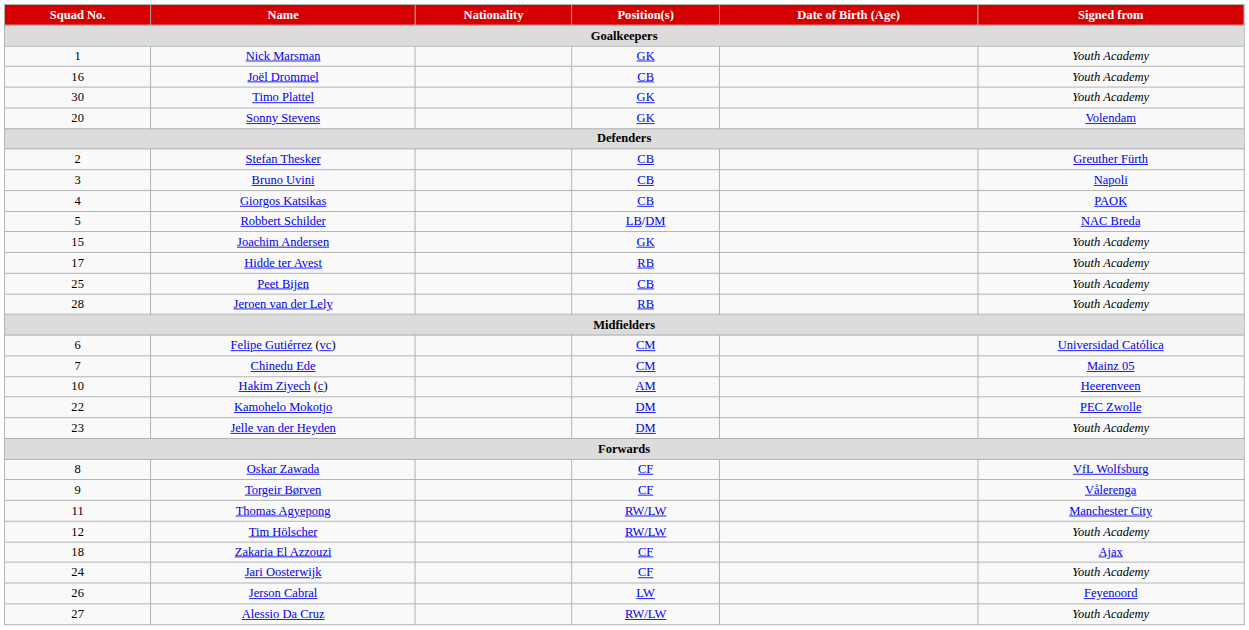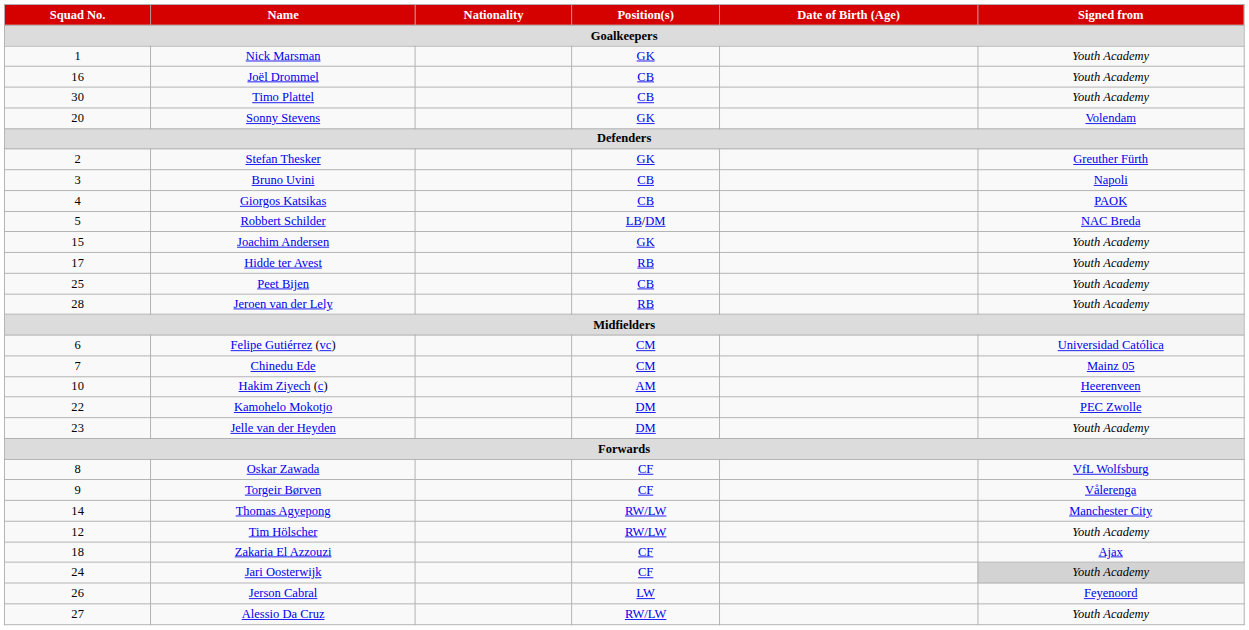(646, 97) GK -> (646, 97) CB
(646, 159) CB -> (646, 159) GK
(78, 511) 11 -> (78, 511) 14
(1111, 573) no background -> (1111, 573) lightgrey background
